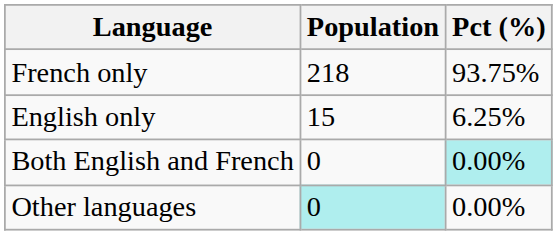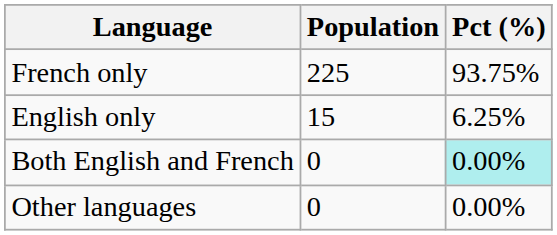(328, 71) 218 -> (328, 71) 225
(314, 206) paleturquoise background -> (314, 206) no background
